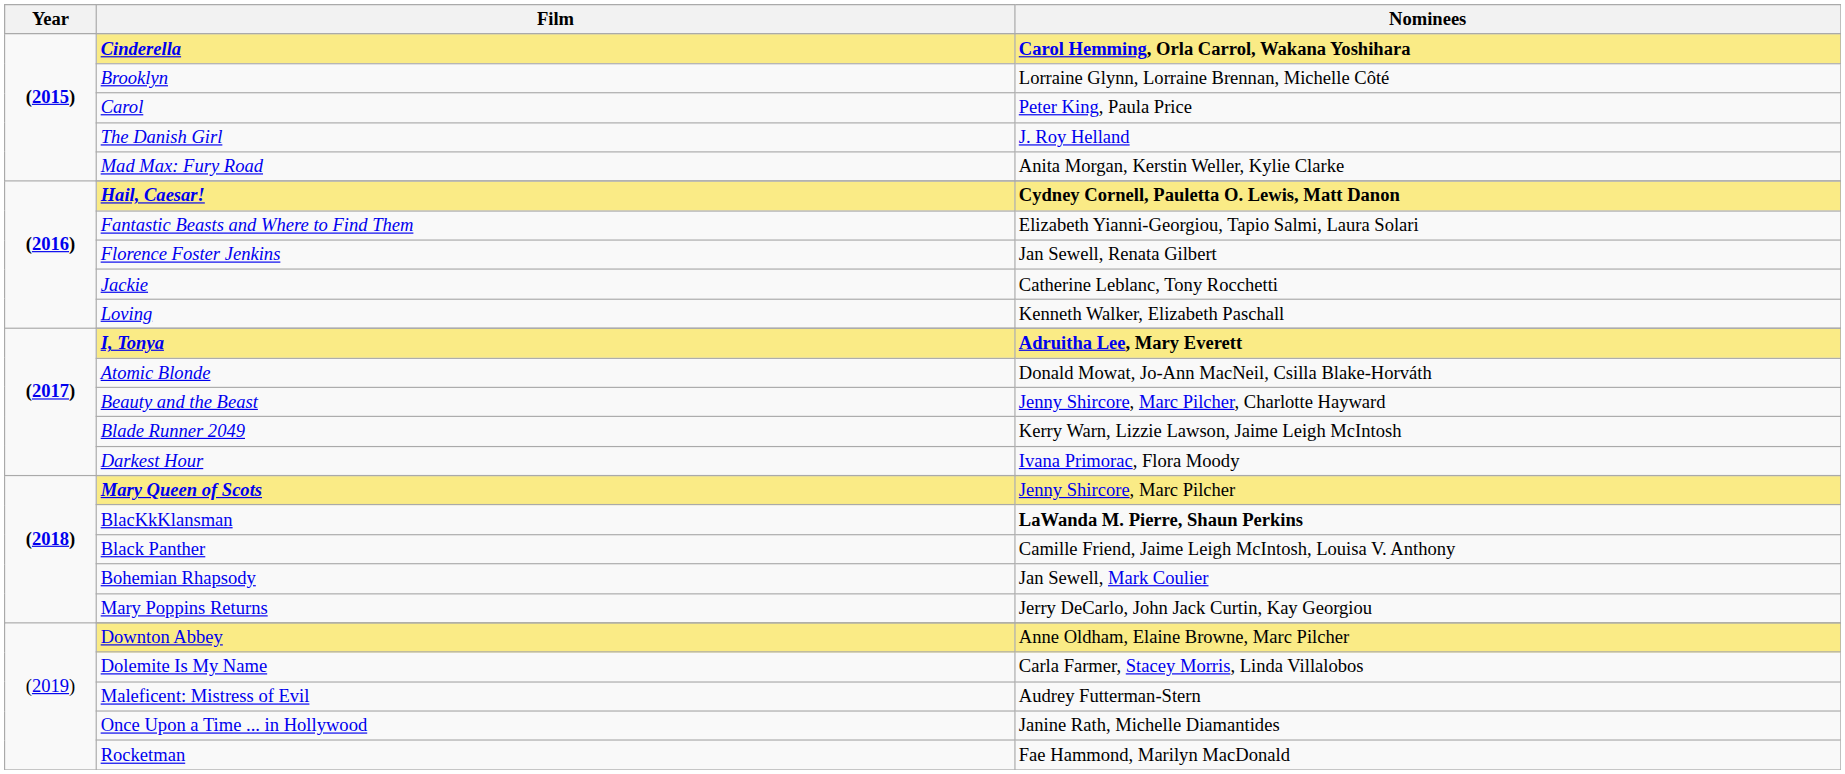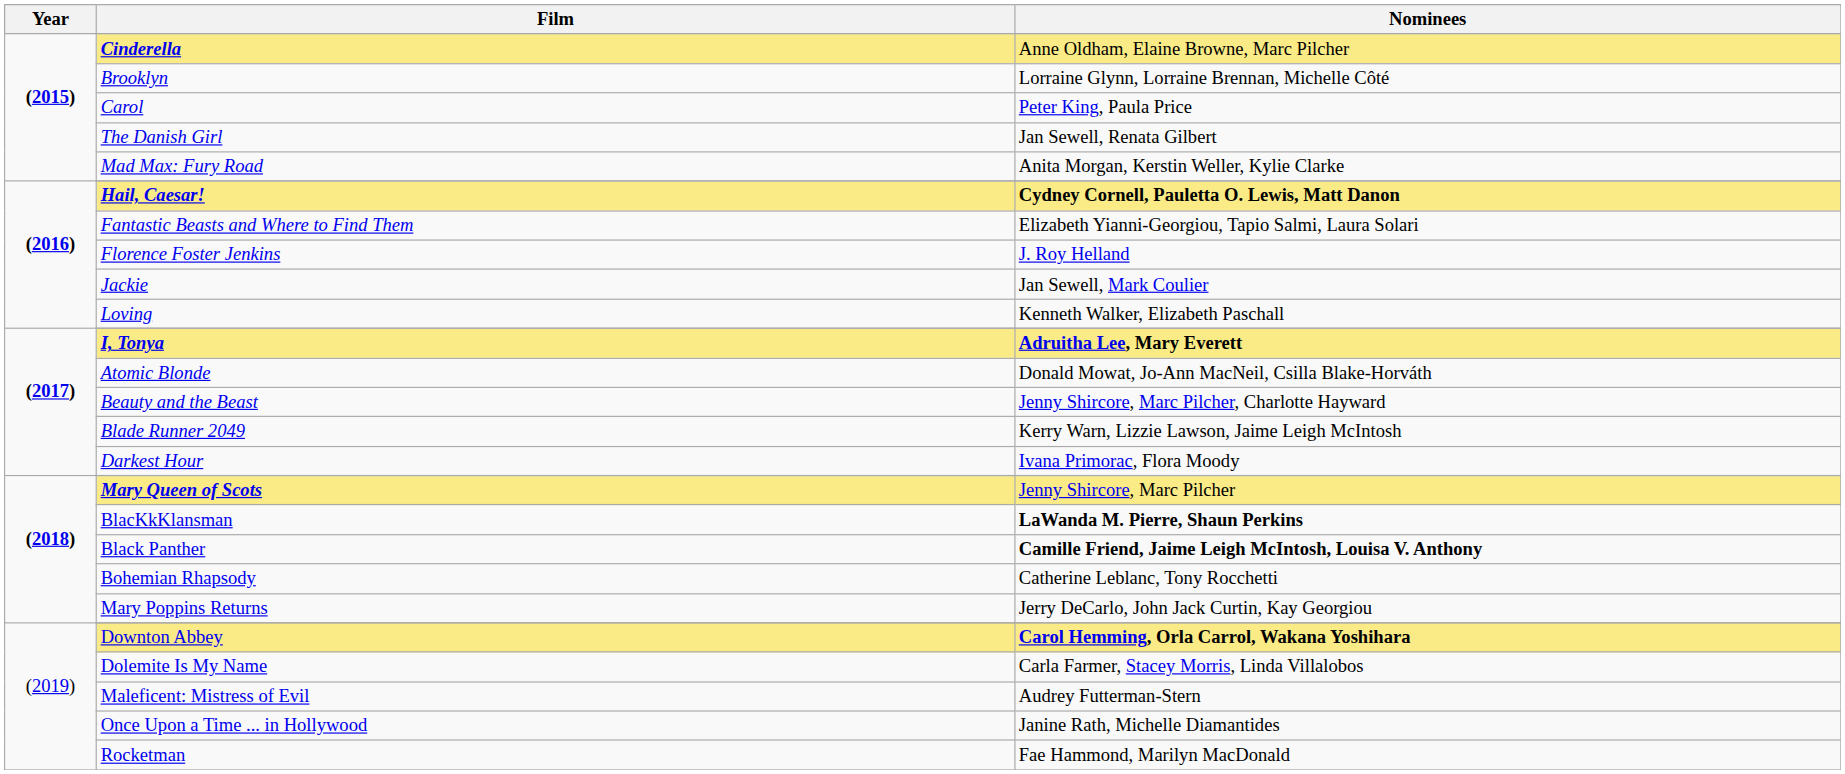(1215, 48) Carol Hemming, Orla Carrol, Wakana Yoshihara -> (1184, 48) Anne Oldham, Elaine Browne, Marc Pilcher
(1074, 136) J. Roy Helland -> (1118, 136) Jan Sewell, Renata Gilbert
(1118, 254) Jan Sewell, Renata Gilbert -> (1074, 254) J. Roy Helland
(1148, 284) Catherine Leblanc, Tony Rocchetti -> (1114, 284) Jan Sewell, Mark Coulier
(1237, 549) normal -> (1250, 549) bold
(1114, 578) Jan Sewell, Mark Coulier -> (1148, 578) Catherine Leblanc, Tony Rocchetti
(1184, 637) Anne Oldham, Elaine Browne, Marc Pilcher -> (1215, 637) Carol Hemming, Orla Carrol, Wakana Yoshihara
